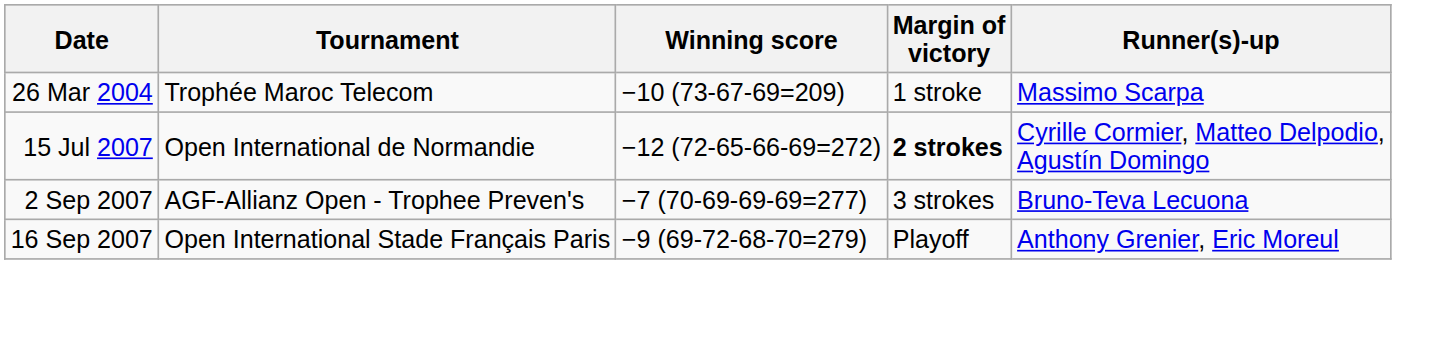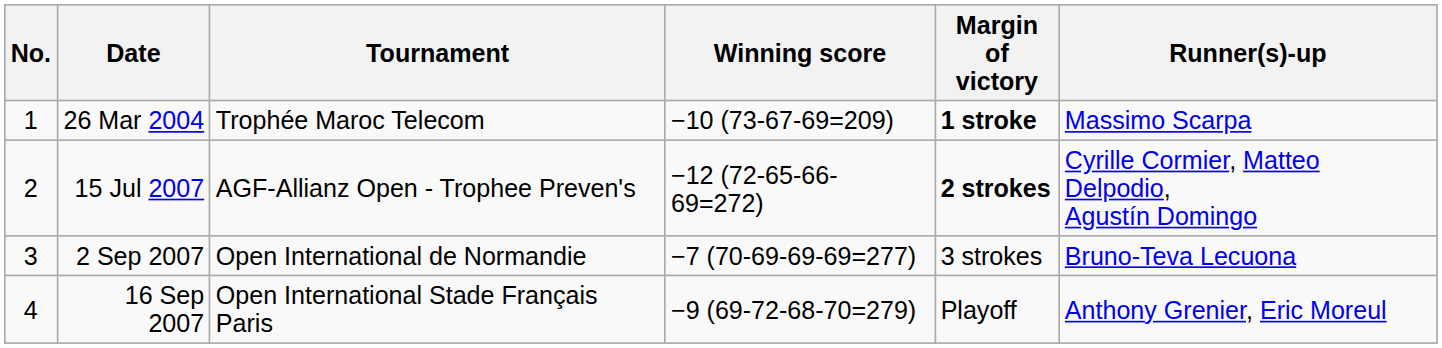+ column: (31, 53)
(937, 93) normal -> (989, 121) bold
(350, 146) Open International de Normandie -> (426, 188) AGF-Allianz Open - Trophee Preven's
(374, 200) AGF-Allianz Open - Trophee Preven's -> (401, 256) Open International de Normandie
